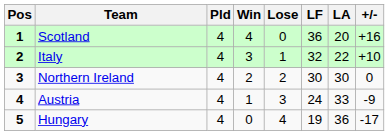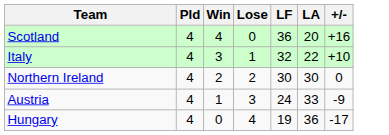- column: (20, 15)
